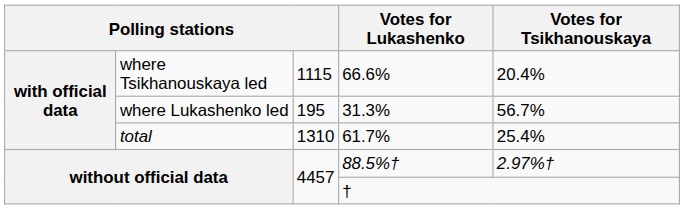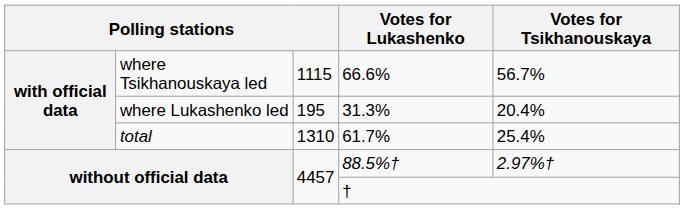(521, 74) 20.4% -> (521, 74) 56.7%
(521, 110) 56.7% -> (521, 110) 20.4%
